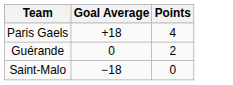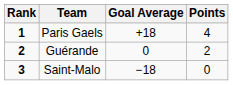+ column: (22, 13)
